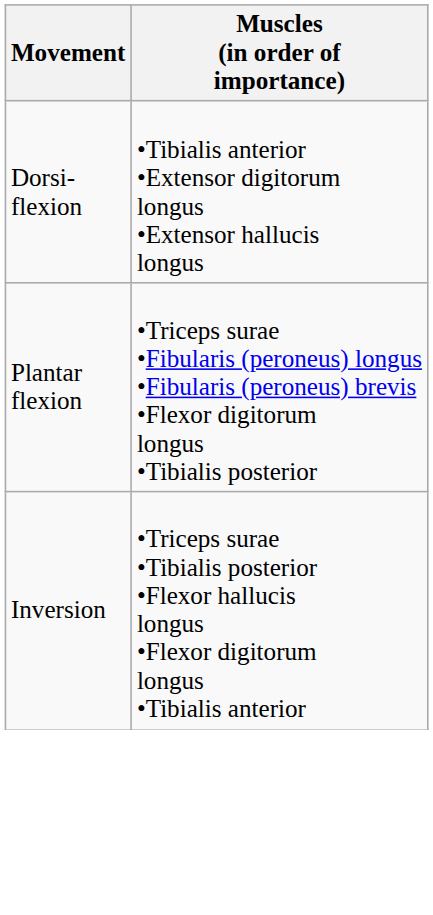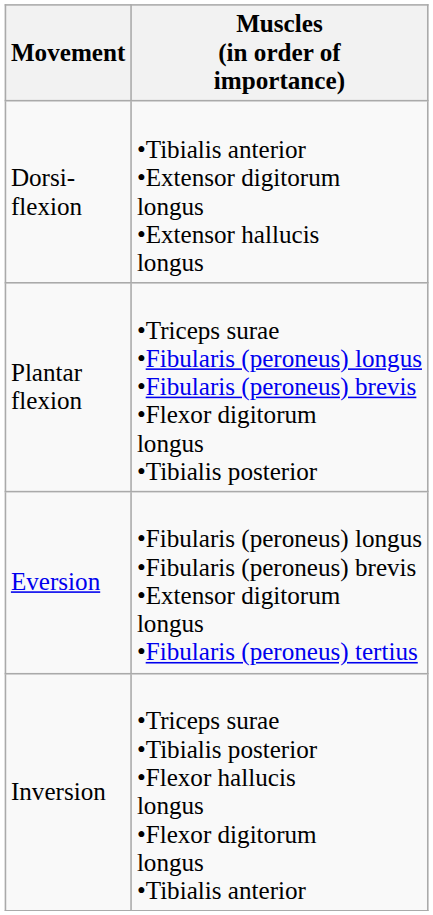+ row: (56, 582)
